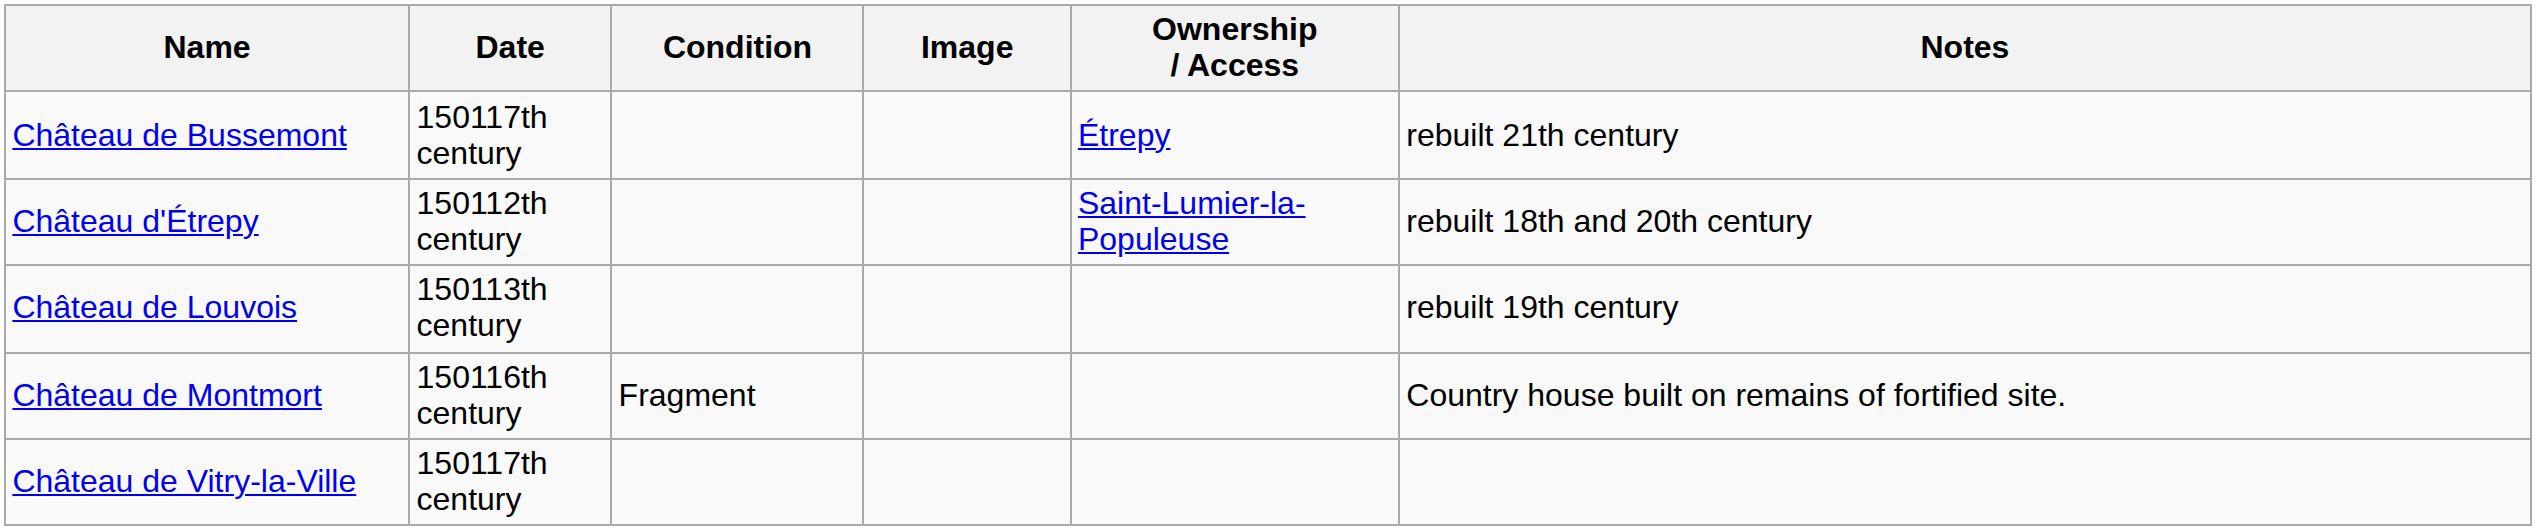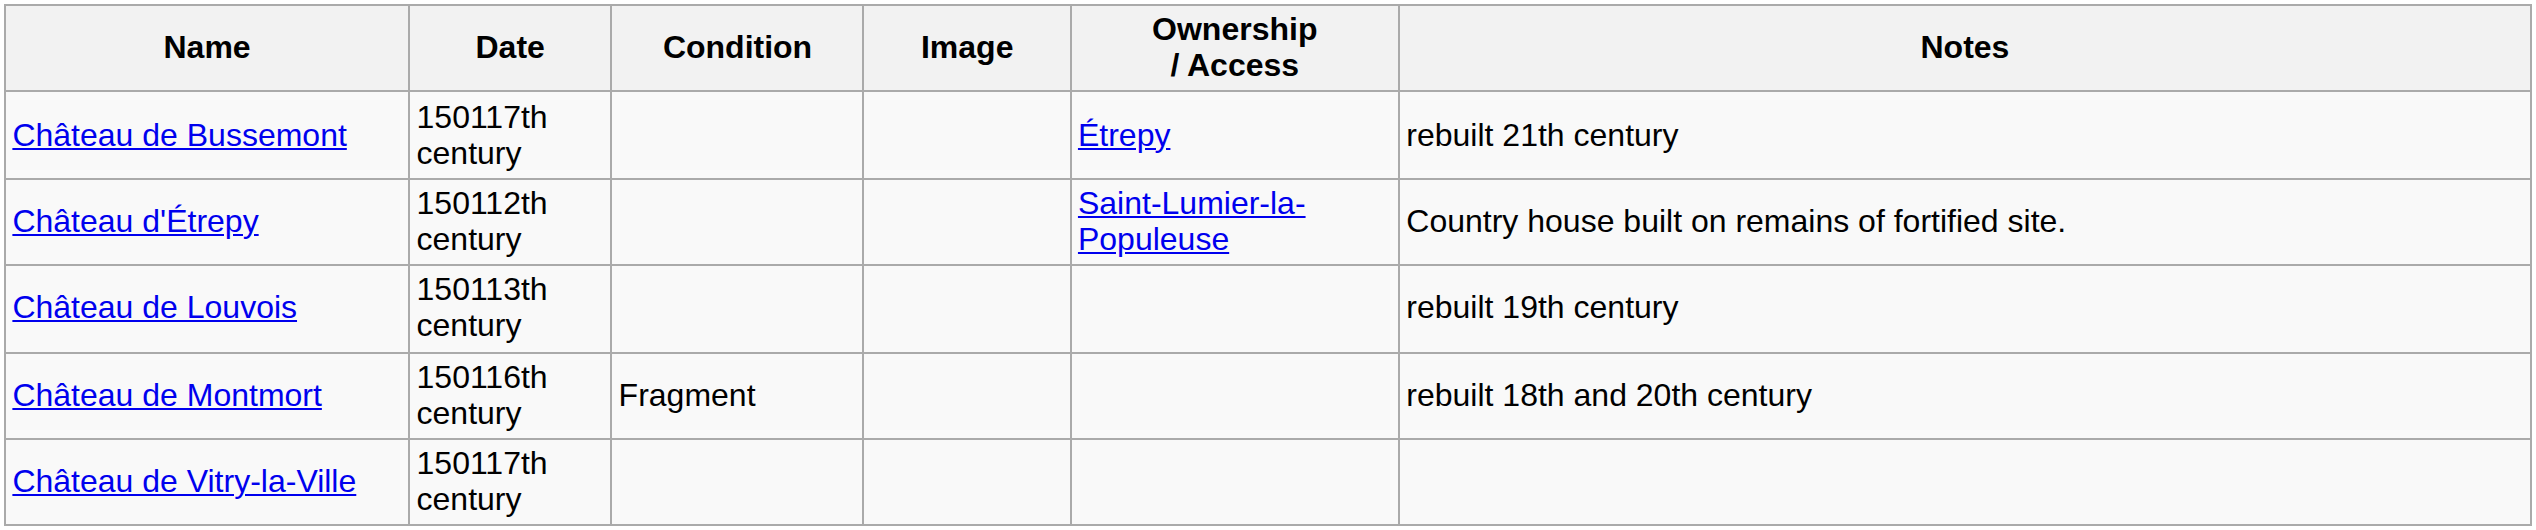(1609, 221) rebuilt 18th and 20th century -> (1736, 221) Country house built on remains of fortified site.
(1736, 394) Country house built on remains of fortified site. -> (1609, 394) rebuilt 18th and 20th century
